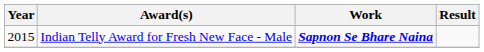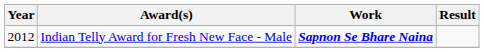(21, 36) 2015 -> (21, 36) 2012
